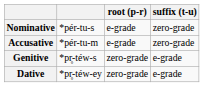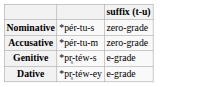- column: (127, 12)
